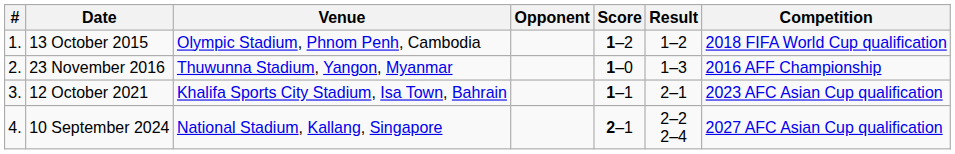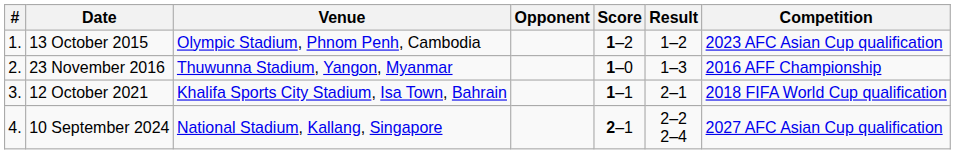(826, 43) 2018 FIFA World Cup qualification -> (824, 43) 2023 AFC Asian Cup qualification
(824, 93) 2023 AFC Asian Cup qualification -> (826, 93) 2018 FIFA World Cup qualification
